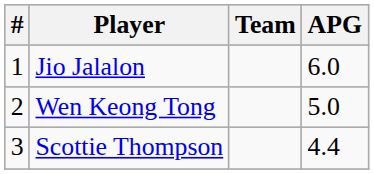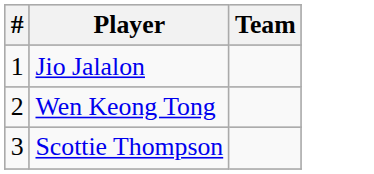- column: (335, 24)
